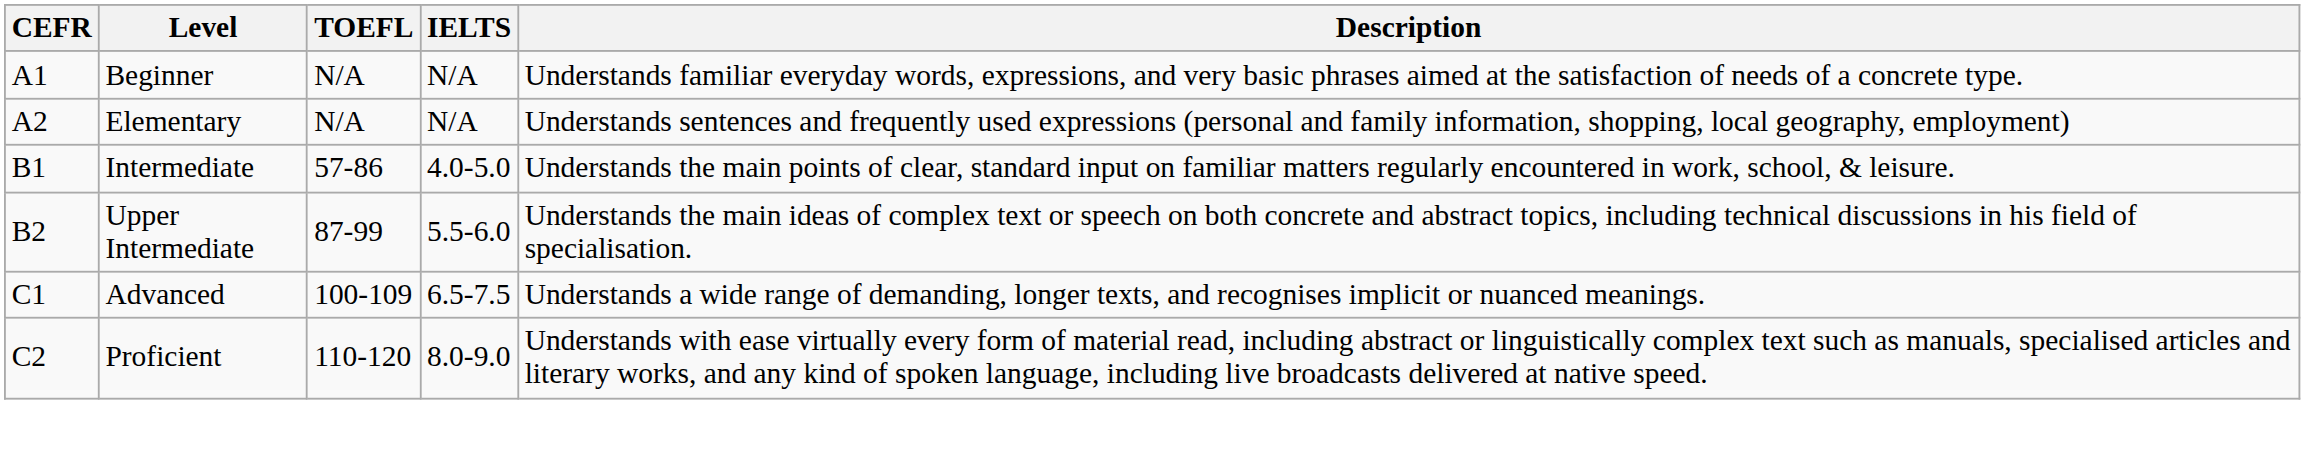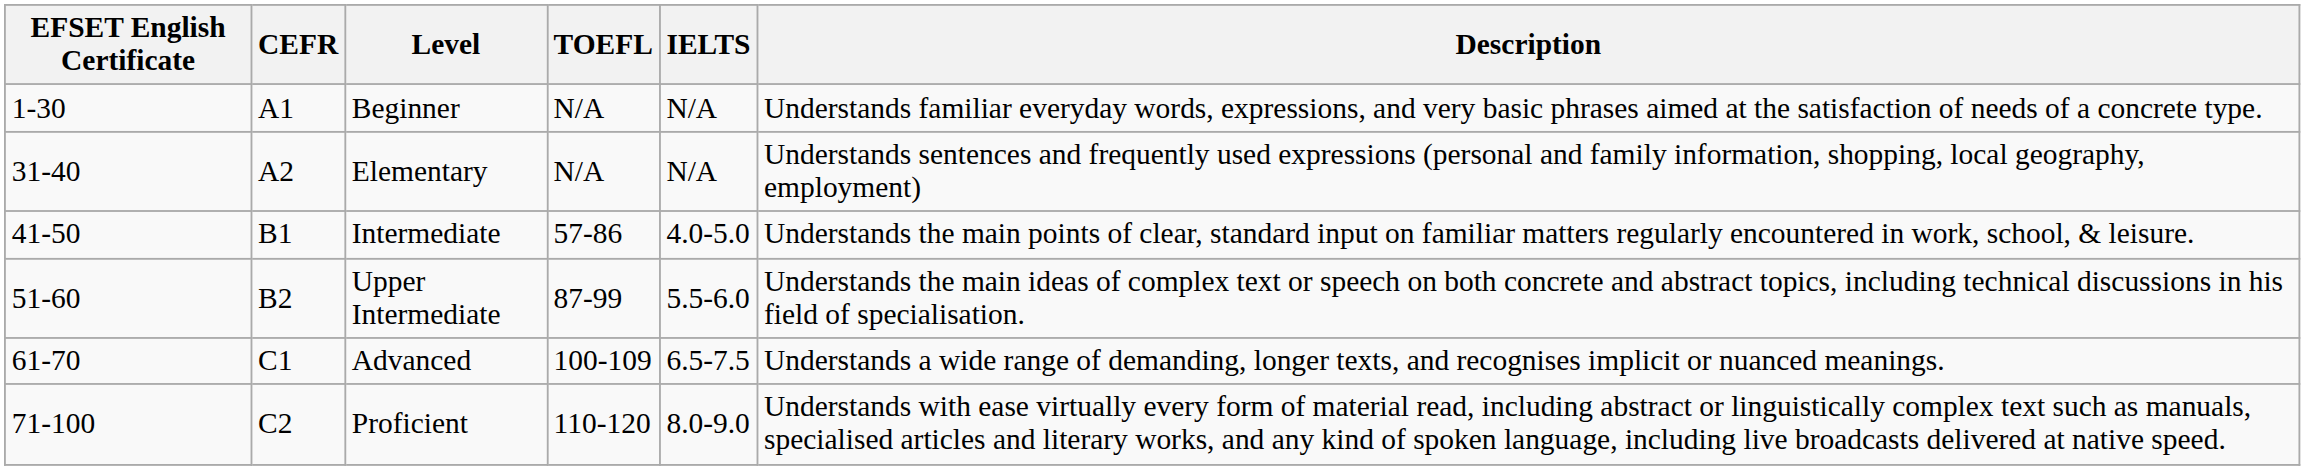+ column: (128, 44)
